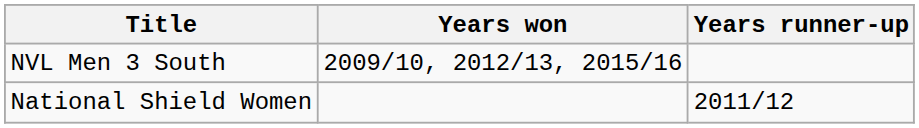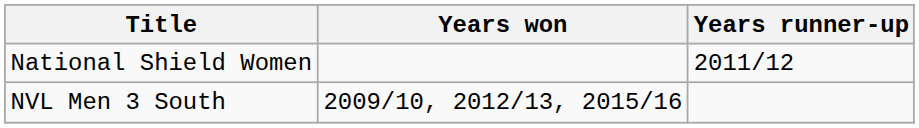rows swapped: (118, 63) <-> (161, 102)
